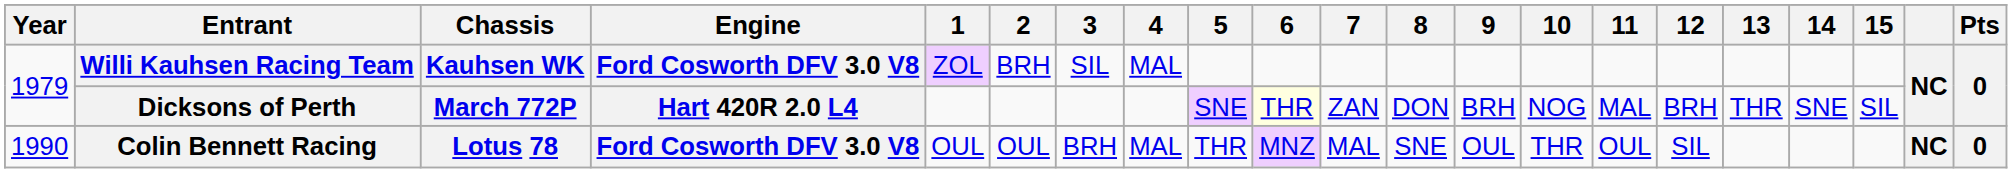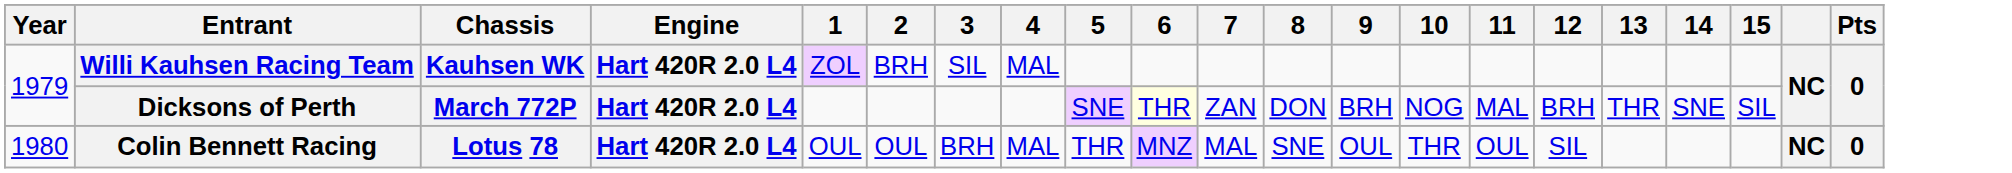(758, 65) Ford Cosworth DFV 3.0 V8 -> (697, 65) Hart 420R 2.0 L4
(40, 146) 1990 -> (40, 146) 1980
(758, 146) Ford Cosworth DFV 3.0 V8 -> (697, 146) Hart 420R 2.0 L4
